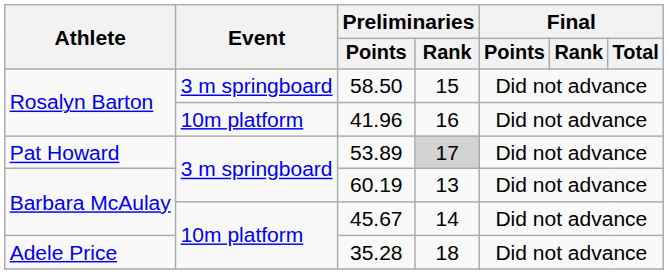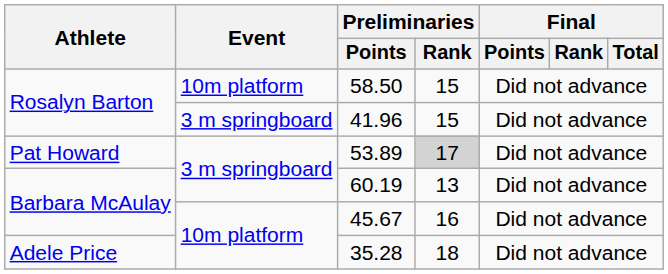(257, 86) 3 m springboard -> (242, 86) 10m platform
(242, 120) 10m platform -> (257, 120) 3 m springboard
(447, 120) 16 -> (447, 120) 15
(447, 219) 14 -> (447, 219) 16
